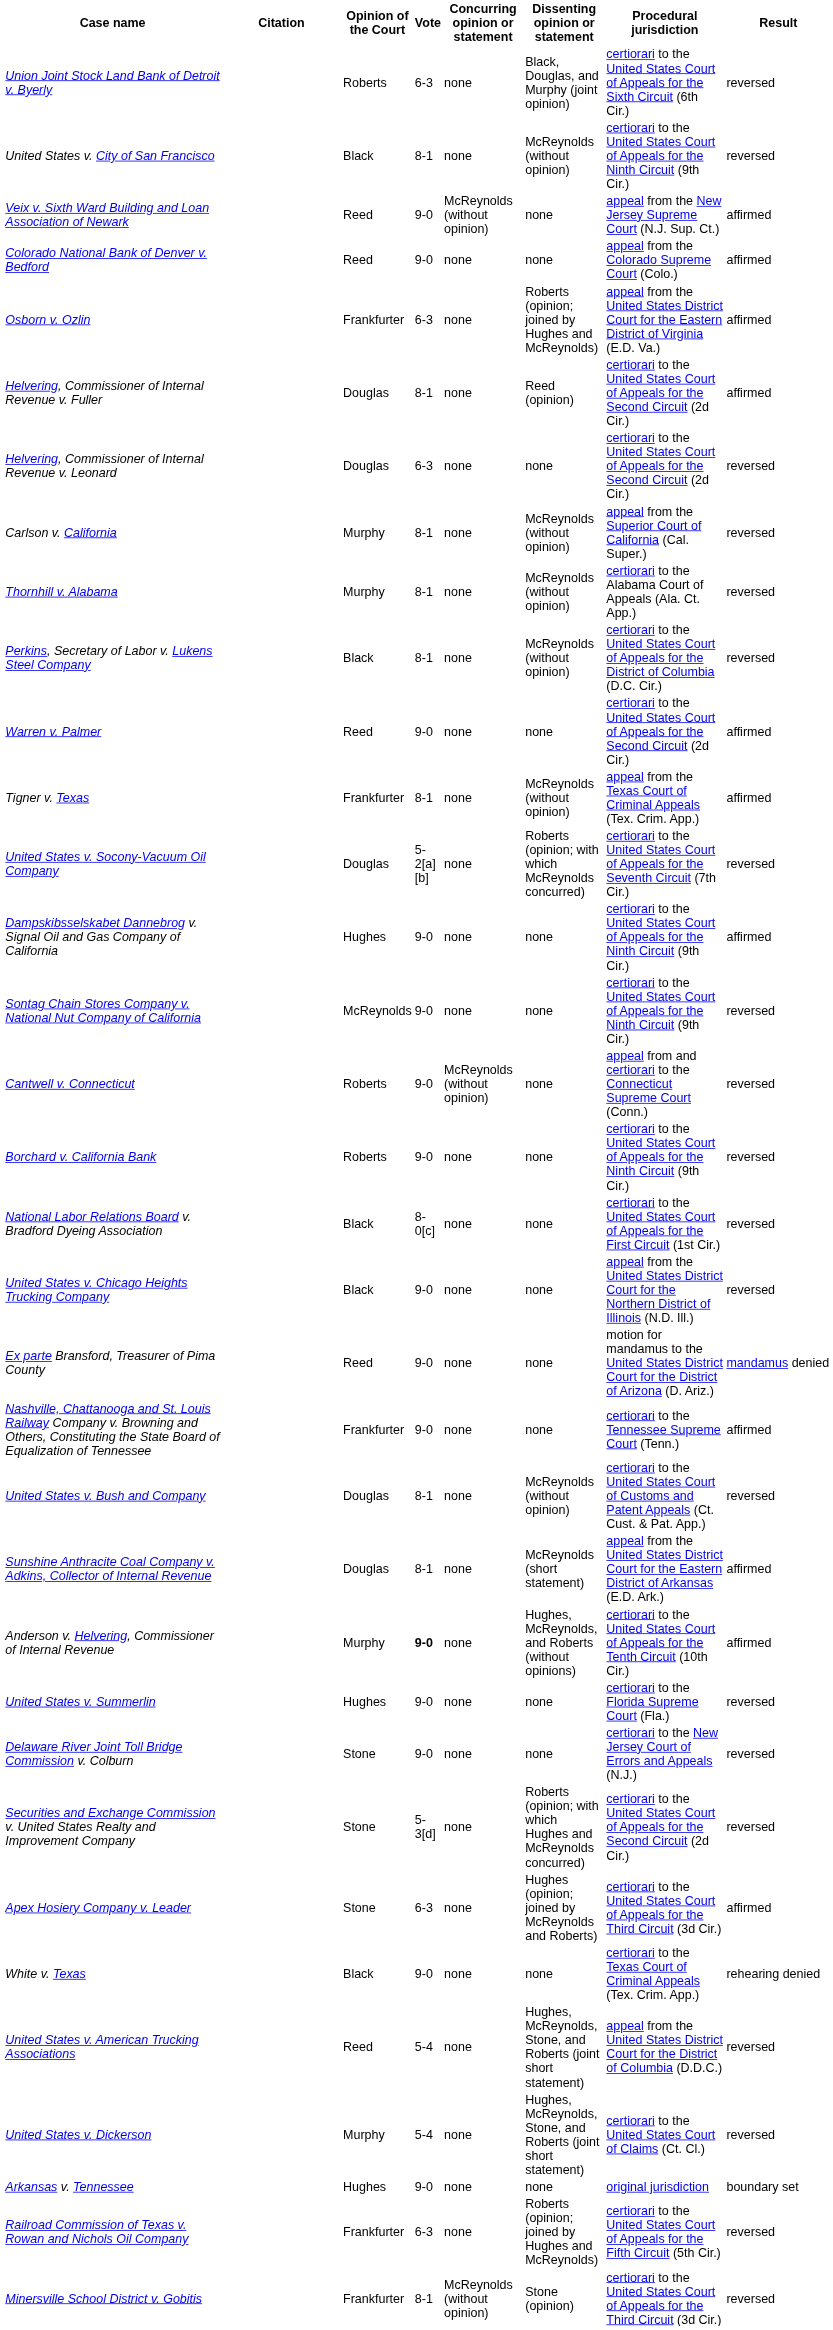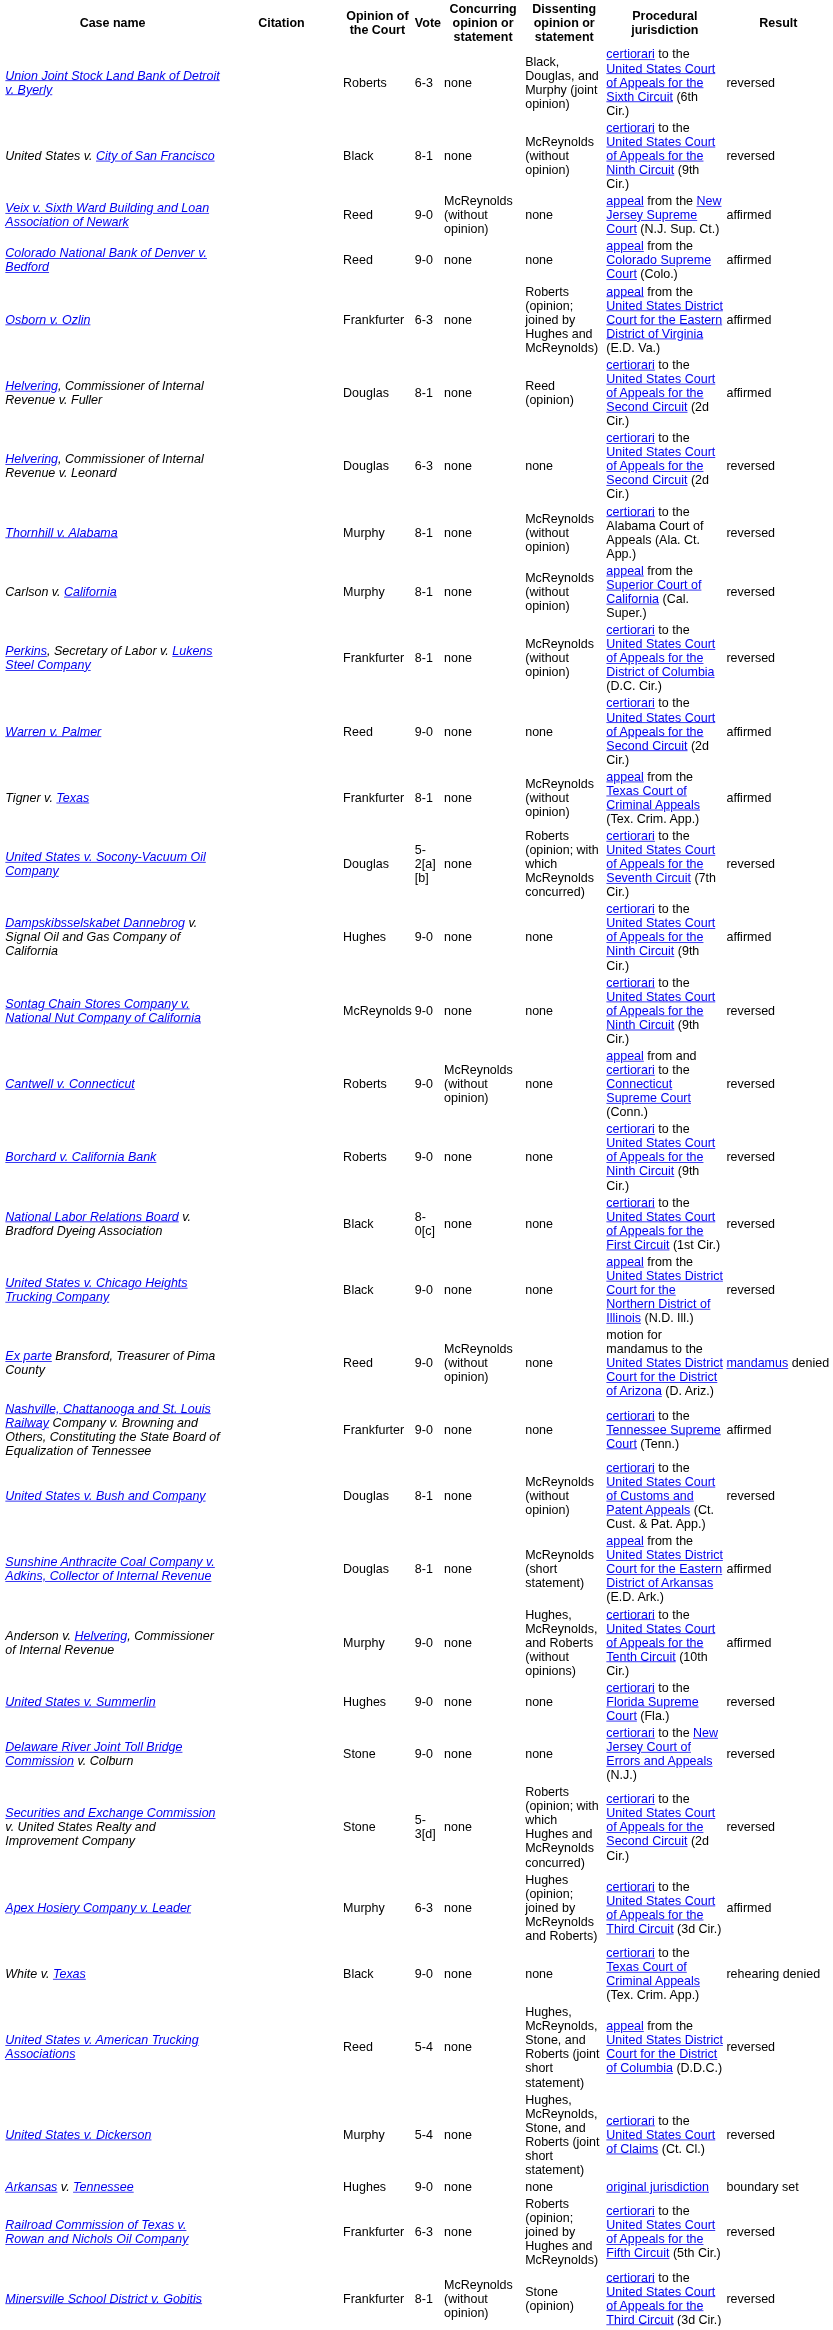rows swapped: (62, 592) <-> (61, 532)
(358, 658) Black -> (374, 658) Frankfurter
(458, 1363) none -> (478, 1363) McReynolds (without opinion)
(424, 1642) bold -> (424, 1642) normal
(359, 1907) Stone -> (364, 1907) Murphy
